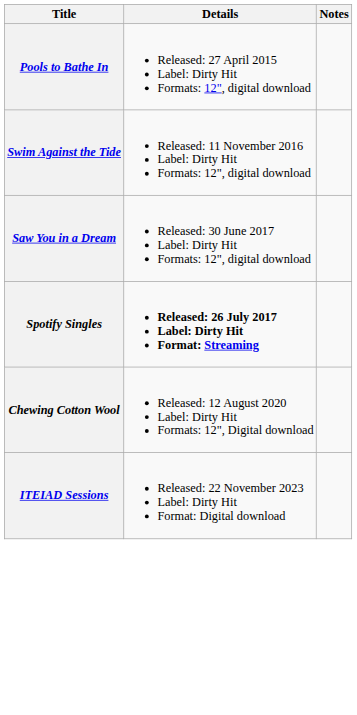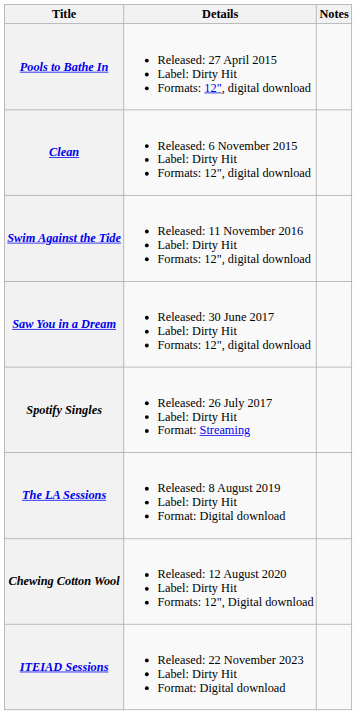+ row: (64, 152)
(220, 331) bold -> (220, 417) normal
+ row: (64, 495)
